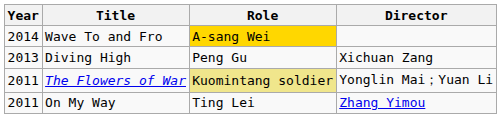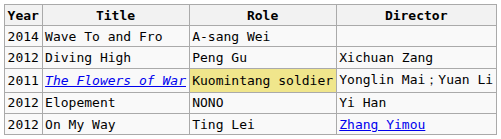(231, 36) gold background -> (231, 36) no background
(23, 57) 2013 -> (23, 57) 2012
+ row: (80, 103)
(23, 103) 2011 -> (23, 124) 2012
